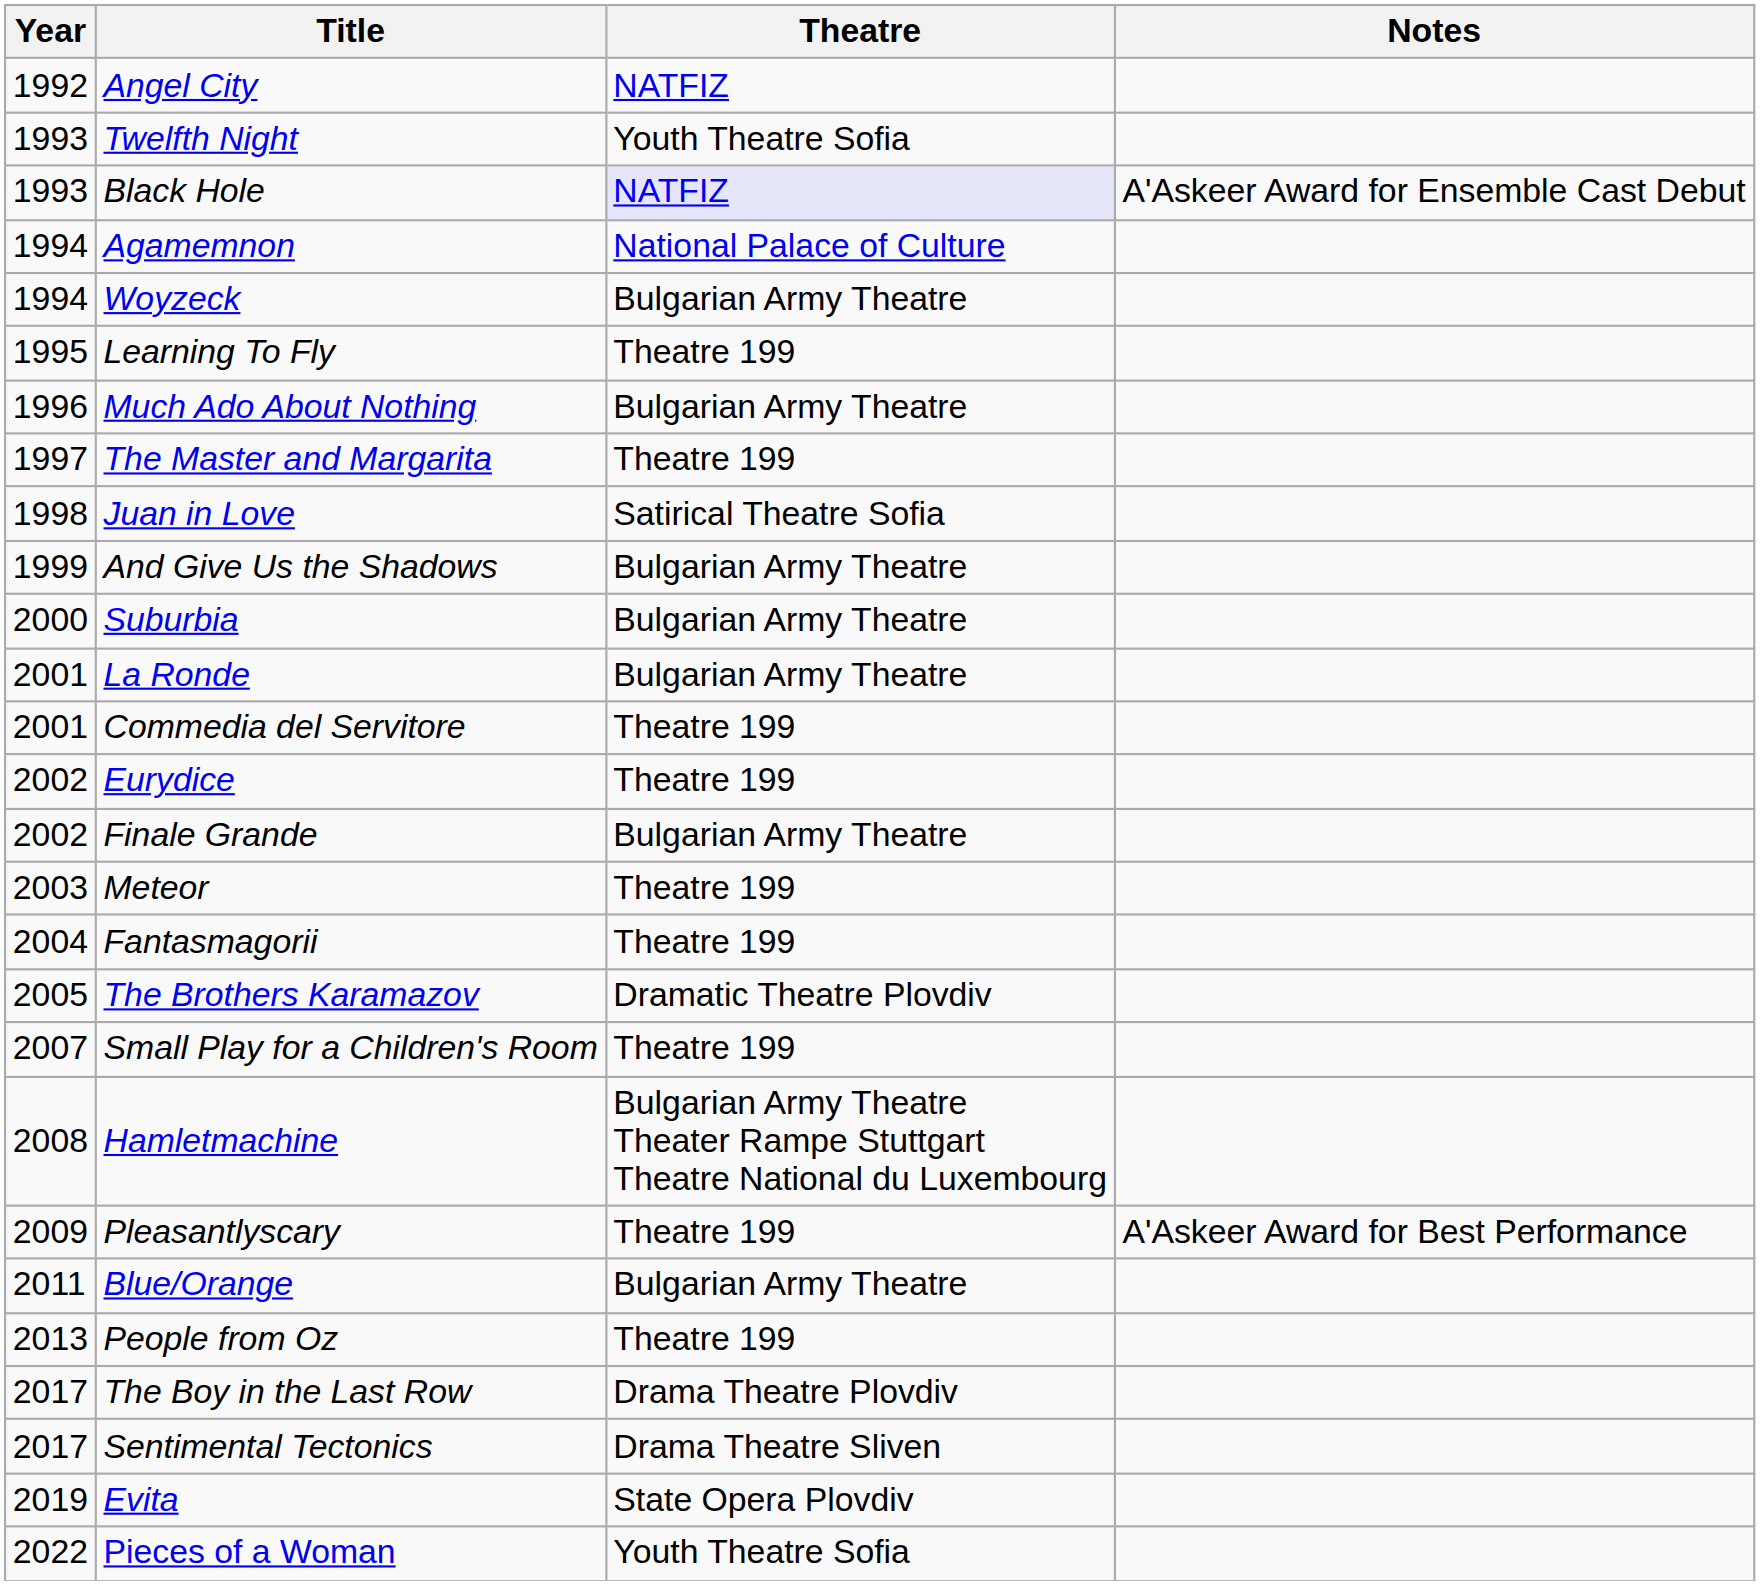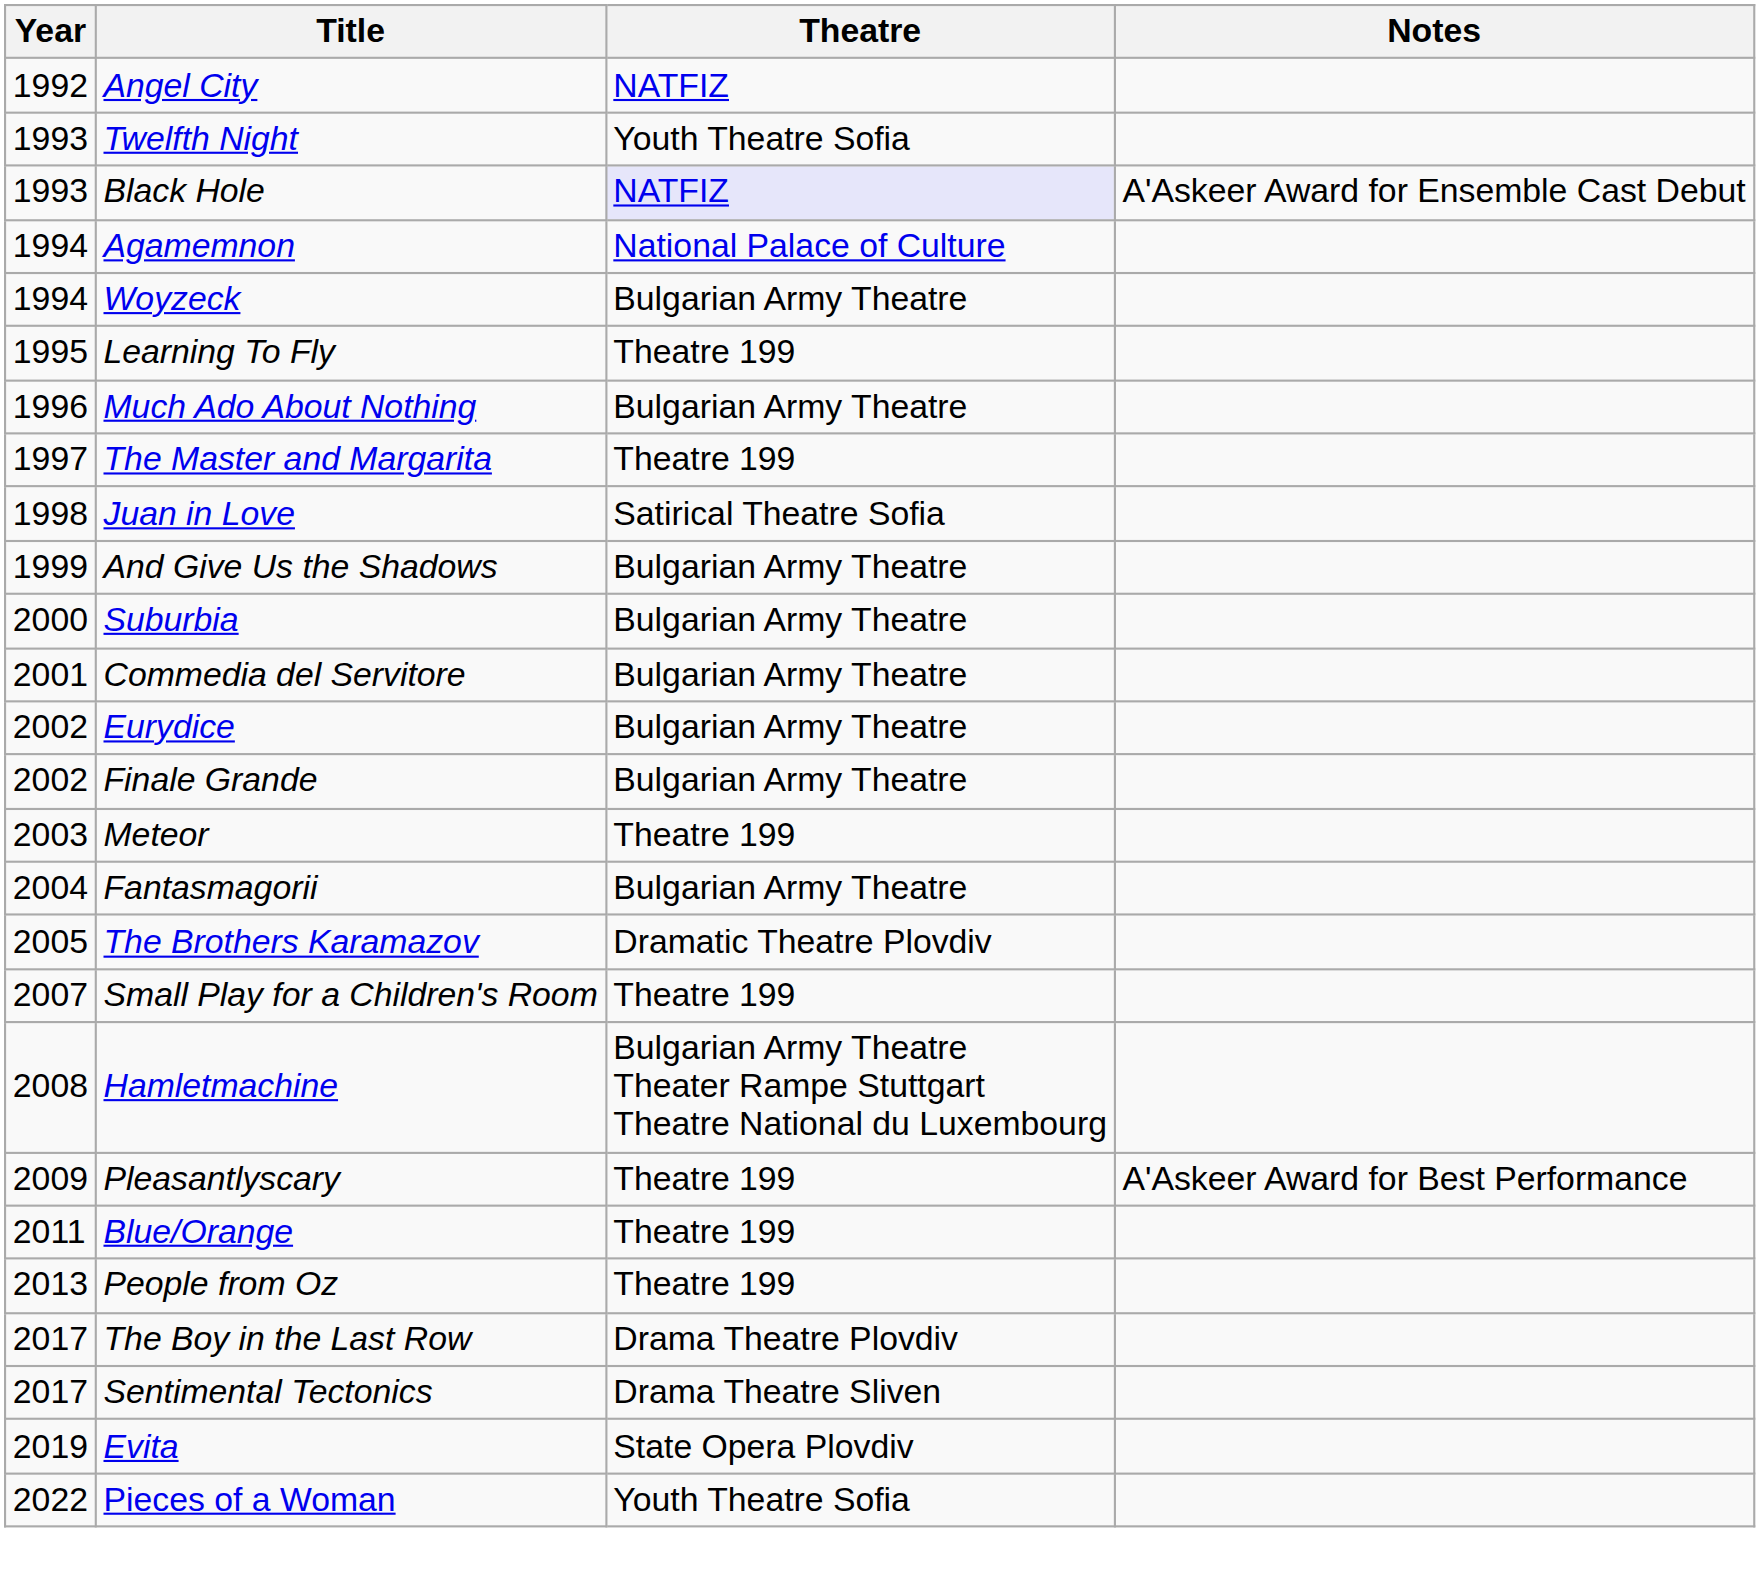- row: (177, 673)
(704, 727) Theatre 199 -> (790, 673) Bulgarian Army Theatre
(704, 780) Theatre 199 -> (790, 727) Bulgarian Army Theatre
(704, 941) Theatre 199 -> (790, 887) Bulgarian Army Theatre
(790, 1285) Bulgarian Army Theatre -> (704, 1231) Theatre 199
